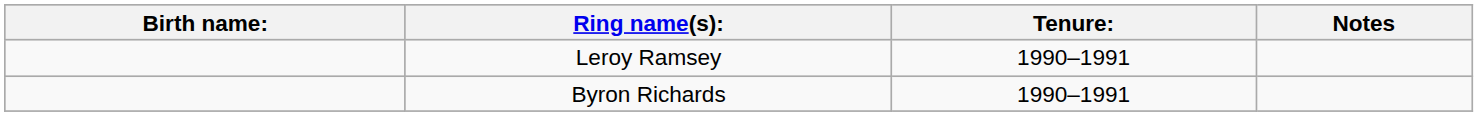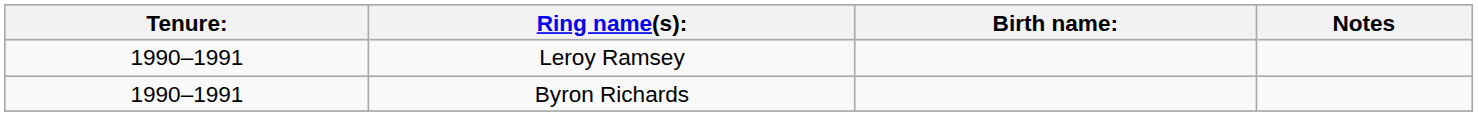columns swapped: (205, 22) <-> (1074, 22)
